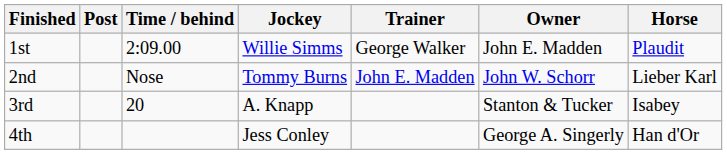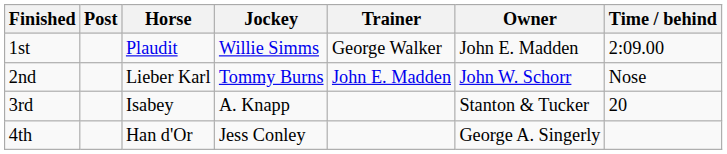columns swapped: (675, 18) <-> (180, 18)
